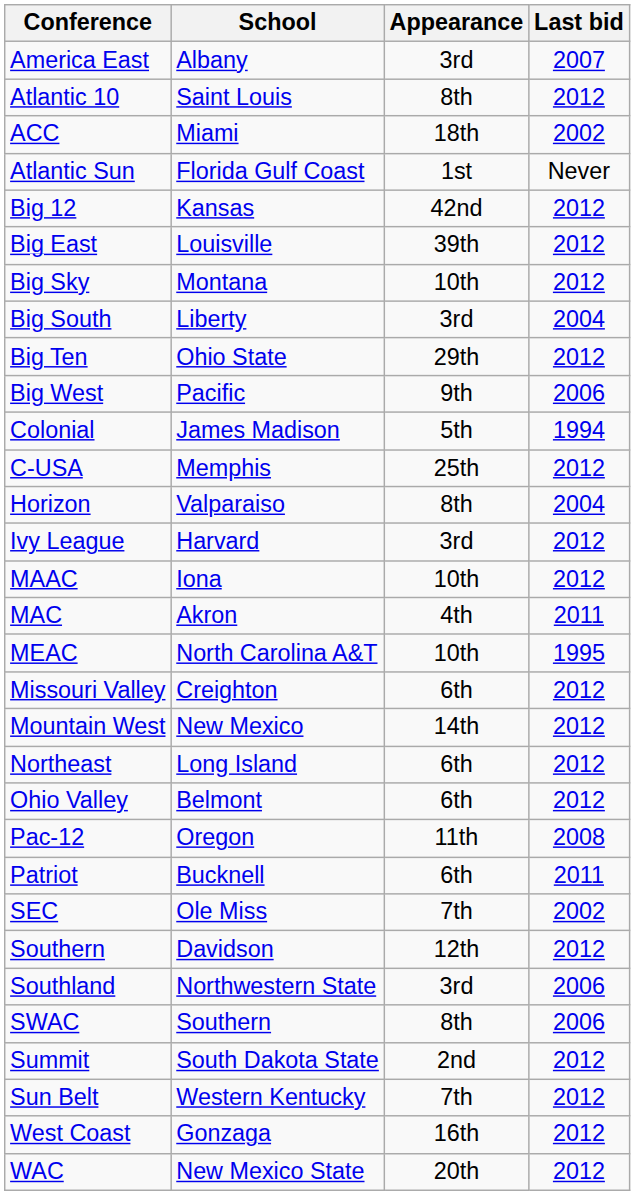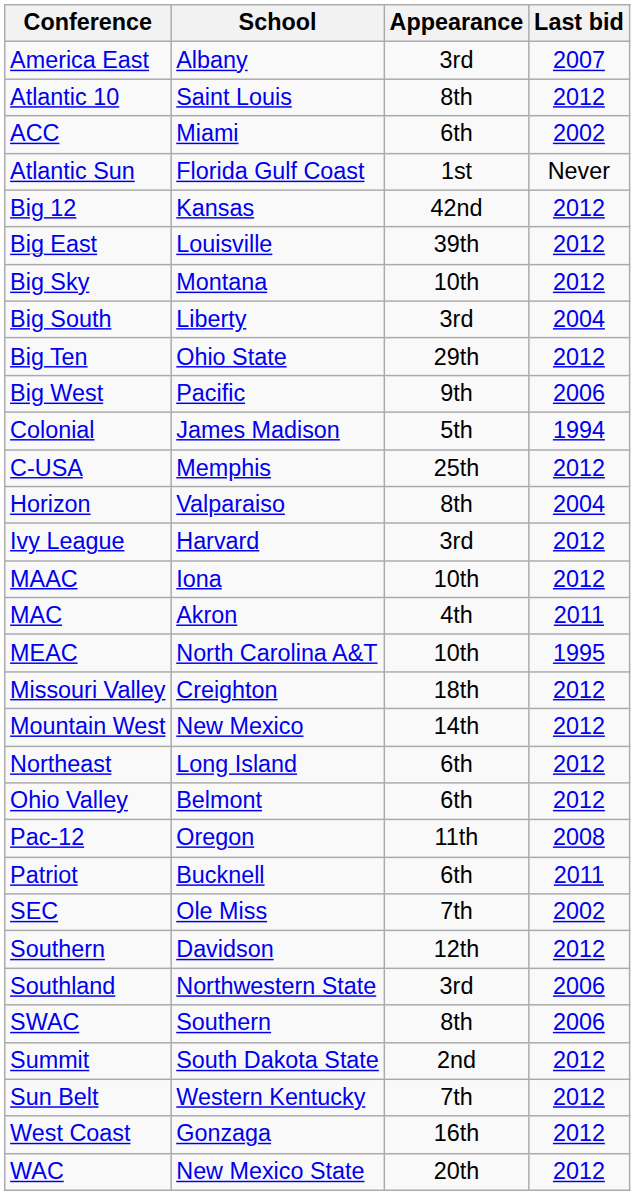(456, 134) 18th -> (456, 134) 6th
(456, 689) 6th -> (456, 689) 18th
